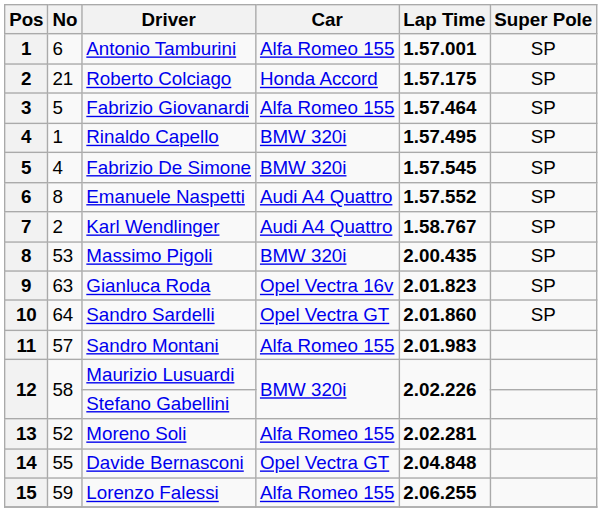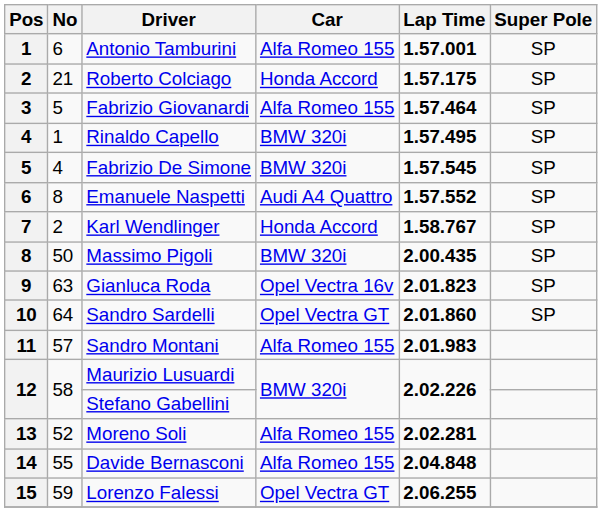(326, 226) Audi A4 Quattro -> (319, 226) Honda Accord
(63, 256) 53 -> (63, 256) 50
(325, 463) Opel Vectra GT -> (327, 463) Alfa Romeo 155
(327, 492) Alfa Romeo 155 -> (325, 492) Opel Vectra GT
